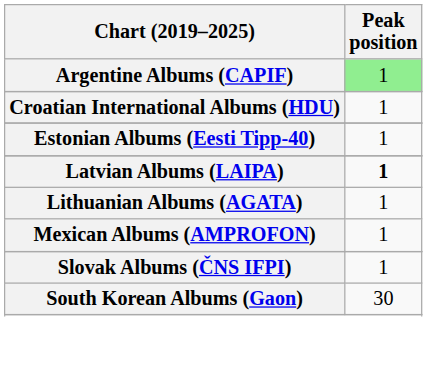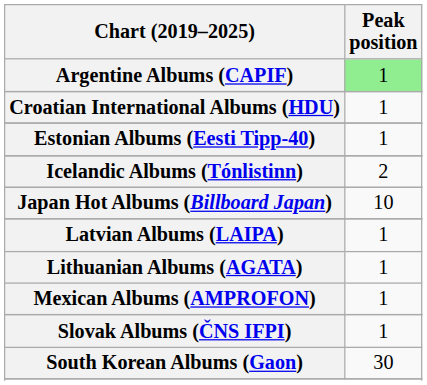+ row: (175, 171)
+ row: (175, 203)
(383, 171) bold -> (383, 235) normal
